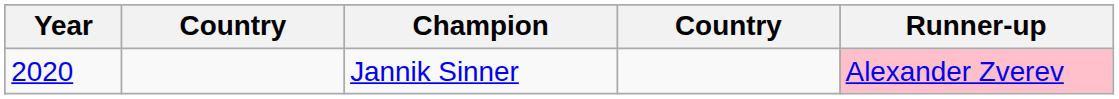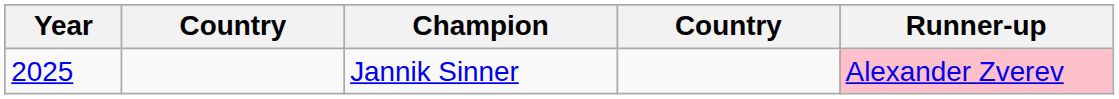(42, 70) 2020 -> (42, 70) 2025
